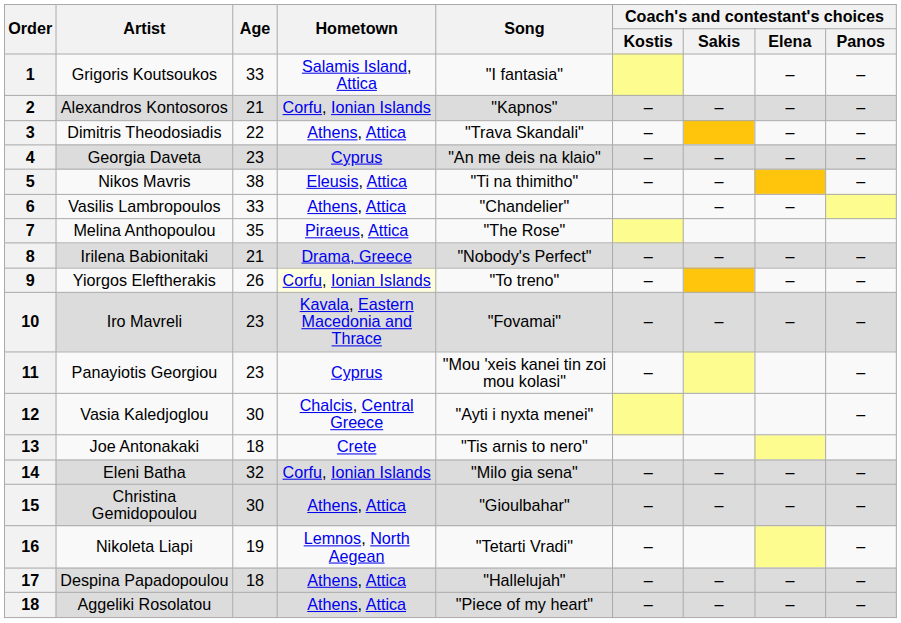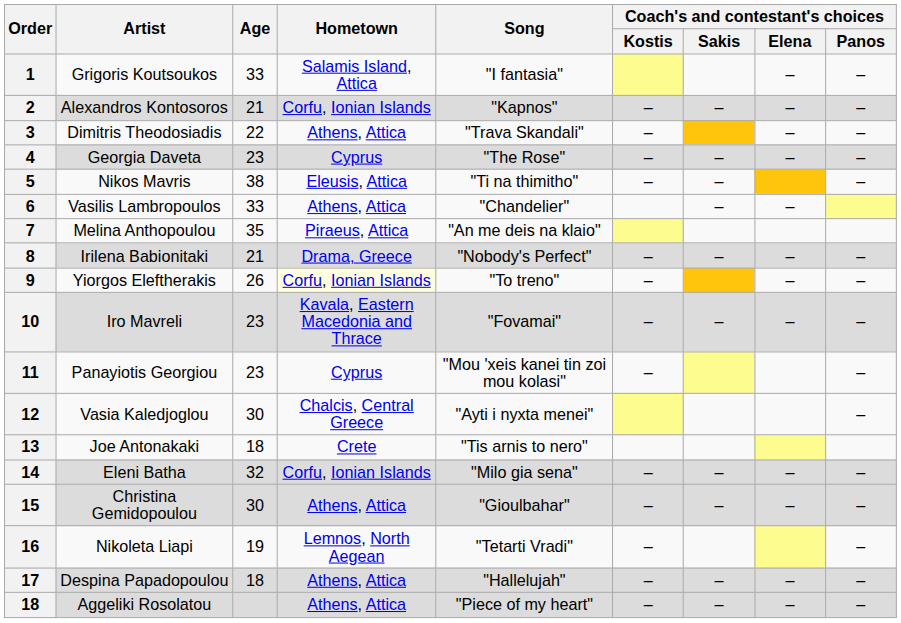(524, 157) "An me deis na klaio" -> (524, 157) "The Rose"
(524, 231) "The Rose" -> (524, 231) "An me deis na klaio"
